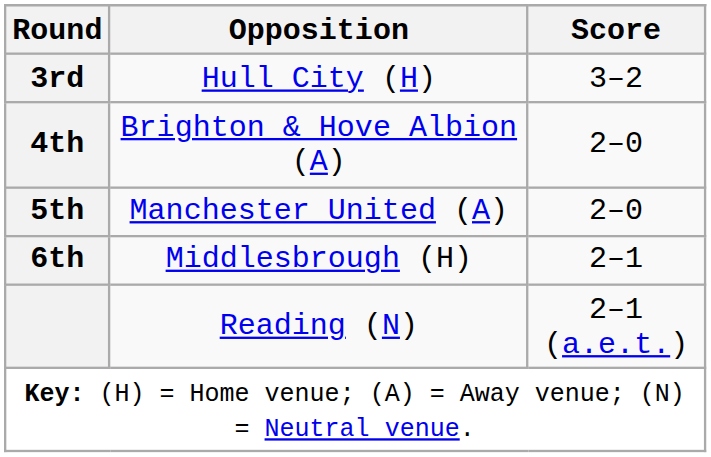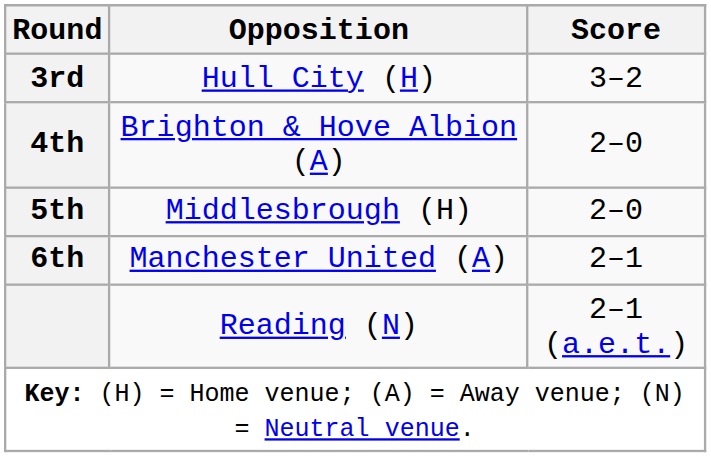(319, 211) Manchester United (A) -> (319, 211) Middlesbrough (H)
(319, 260) Middlesbrough (H) -> (319, 260) Manchester United (A)
